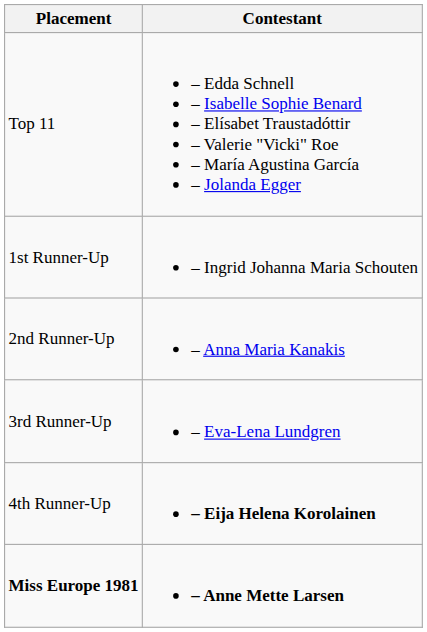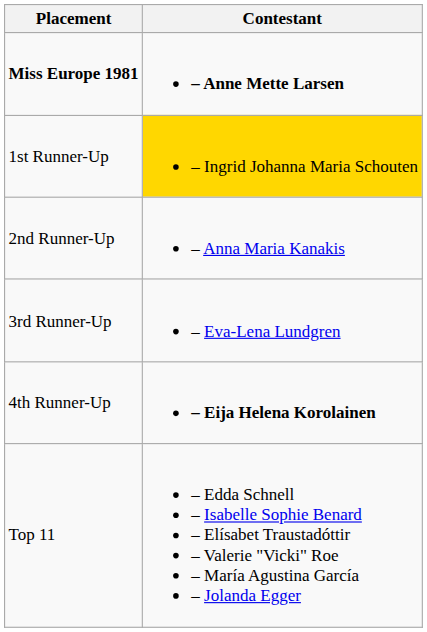rows swapped: (74, 585) <-> (32, 124)
(282, 267) no background -> (282, 166) gold background
